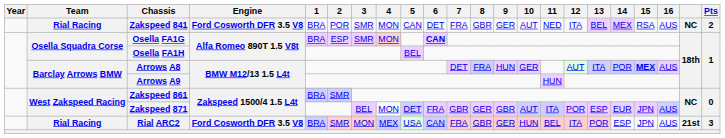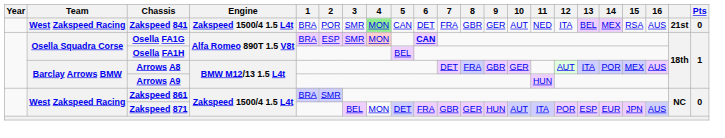(77, 25) Rial Racing -> (77, 25) West Zakspeed Racing
(247, 25) Ford Cosworth DFR 3.5 V8 -> (243, 25) Zakspeed 1500/4 1.5 L4t
(389, 25) no background -> (379, 25) lightgreen background
(691, 25) NC -> (680, 25) 21st
(711, 25) 2 -> (700, 25) 0
(506, 67) HUN -> (496, 67) GBR
(646, 67) bold -> (634, 67) normal
(506, 108) GBR -> (496, 108) HUN
- row: (159, 122)
